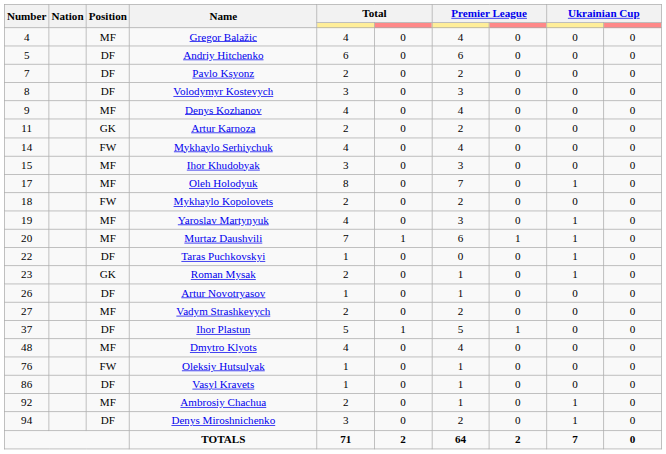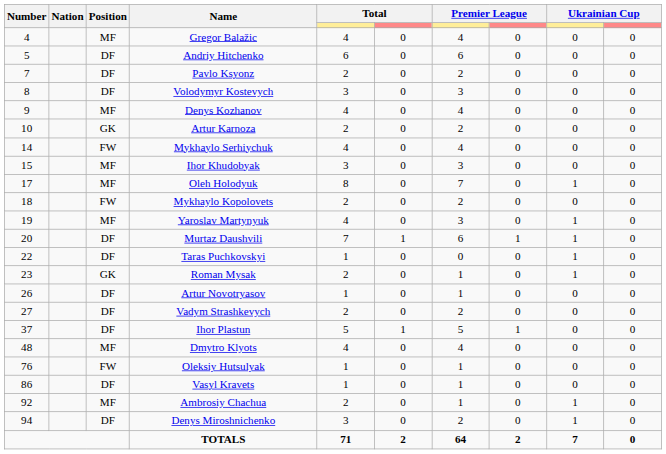(27, 128) 11 -> (27, 128) 10
(108, 238) MF -> (108, 238) DF
(108, 311) MF -> (108, 311) DF
